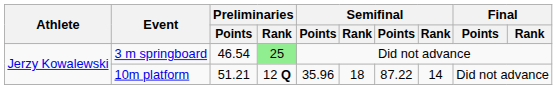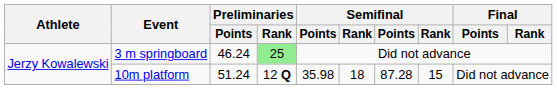(234, 54) 46.54 -> (234, 54) 46.24
(234, 75) 51.21 -> (234, 75) 51.24
(318, 75) 35.96 -> (318, 75) 35.98
(396, 75) 87.22 -> (396, 75) 87.28
(436, 75) 14 -> (436, 75) 15
